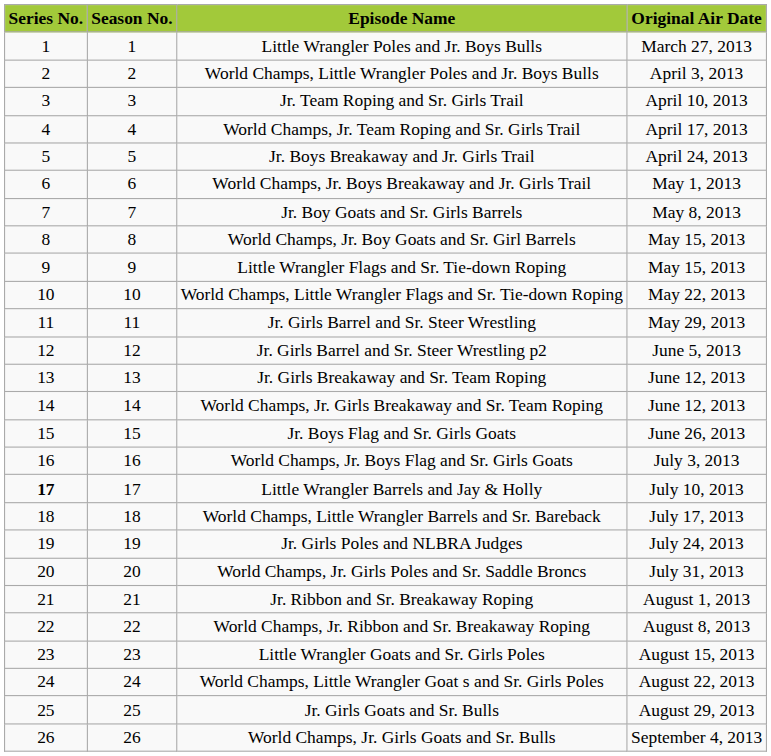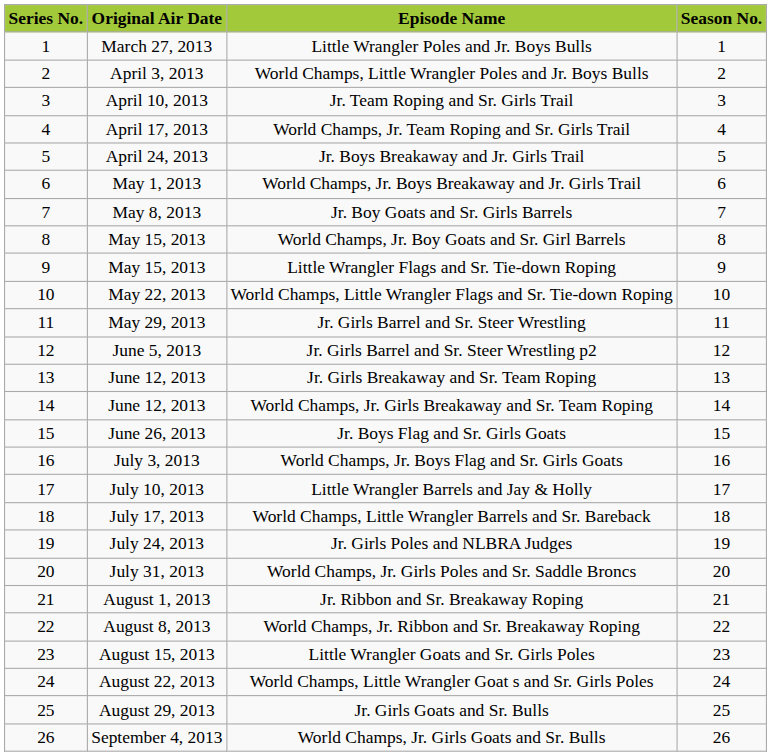columns swapped: (132, 18) <-> (697, 18)
(46, 488) bold -> (46, 488) normal
